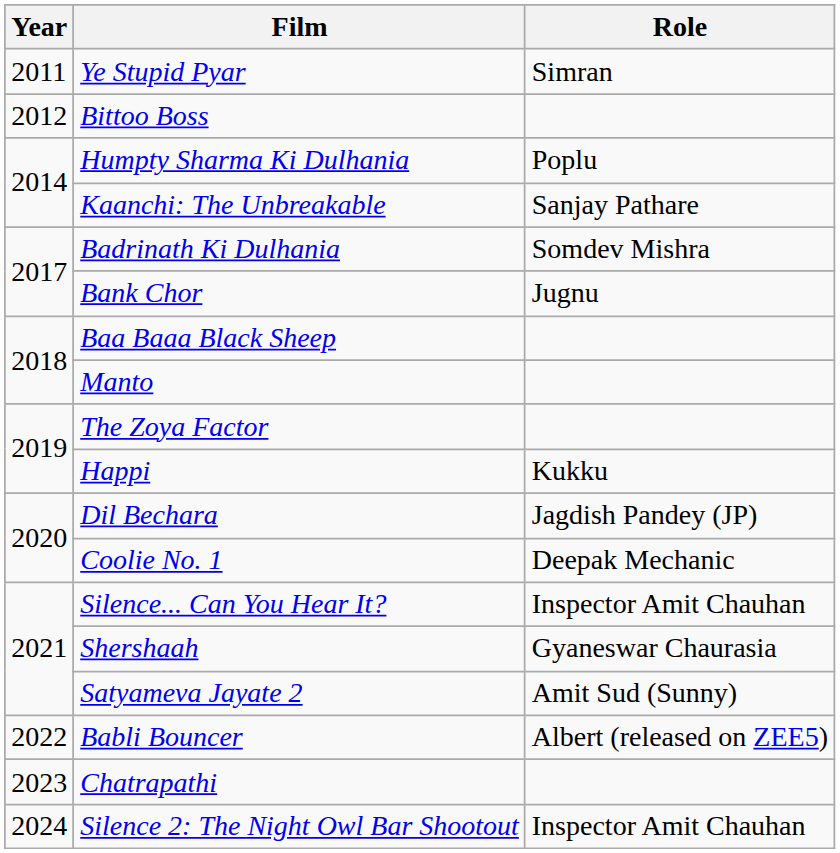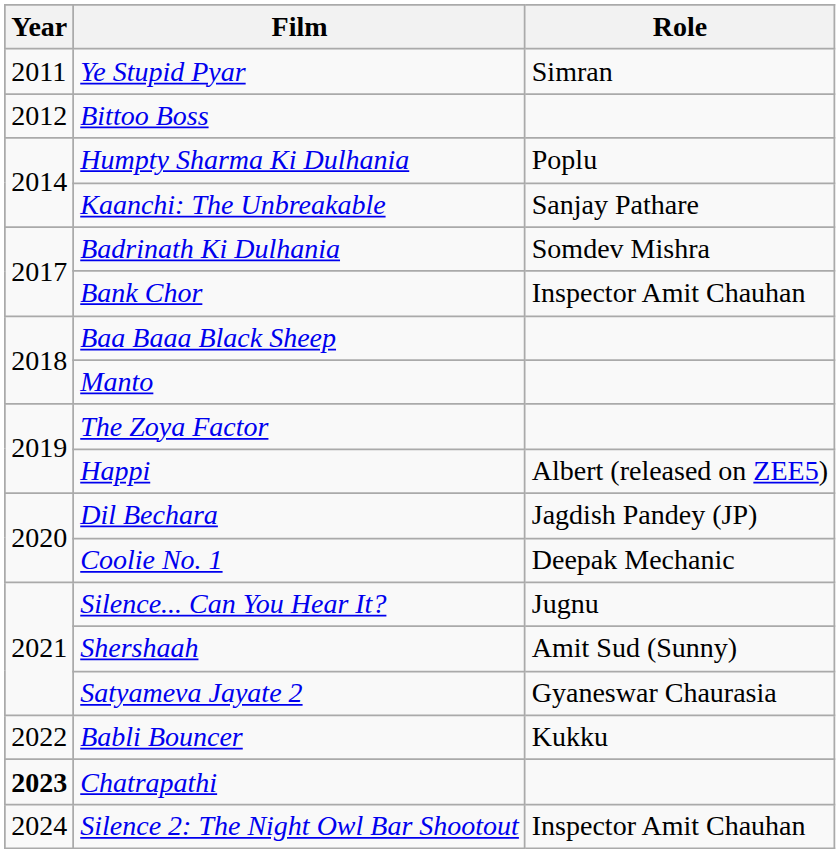(565, 293) Jugnu -> (669, 293) Inspector Amit Chauhan
(570, 470) Kukku -> (680, 470) Albert (released on ZEE5)
(669, 603) Inspector Amit Chauhan -> (565, 603) Jugnu
(654, 648) Gyaneswar Chaurasia -> (634, 648) Amit Sud (Sunny)
(634, 692) Amit Sud (Sunny) -> (654, 692) Gyaneswar Chaurasia
(680, 737) Albert (released on ZEE5) -> (570, 737) Kukku
(39, 781) normal -> (39, 781) bold
